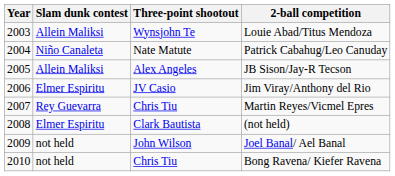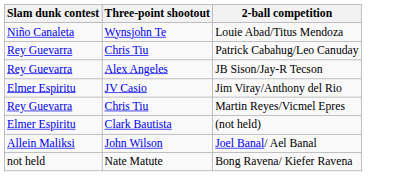- column: (19, 13)
(70, 32) Allein Maliksi -> (41, 32) Niño Canaleta
(69, 50) Niño Canaleta -> (40, 50) Rey Guevarra
(162, 50) Nate Matute -> (127, 50) Chris Tiu
(70, 69) Allein Maliksi -> (40, 69) Rey Guevarra
(55, 143) not held -> (41, 143) Allein Maliksi
(155, 161) Chris Tiu -> (134, 161) Nate Matute
